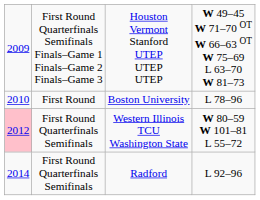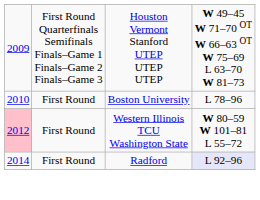(69, 130) First Round Quarterfinals Semifinals -> (69, 130) First Round
(69, 173) First Round Quarterfinals Semifinals -> (69, 160) First Round
(223, 173) no background -> (223, 160) lavender background
